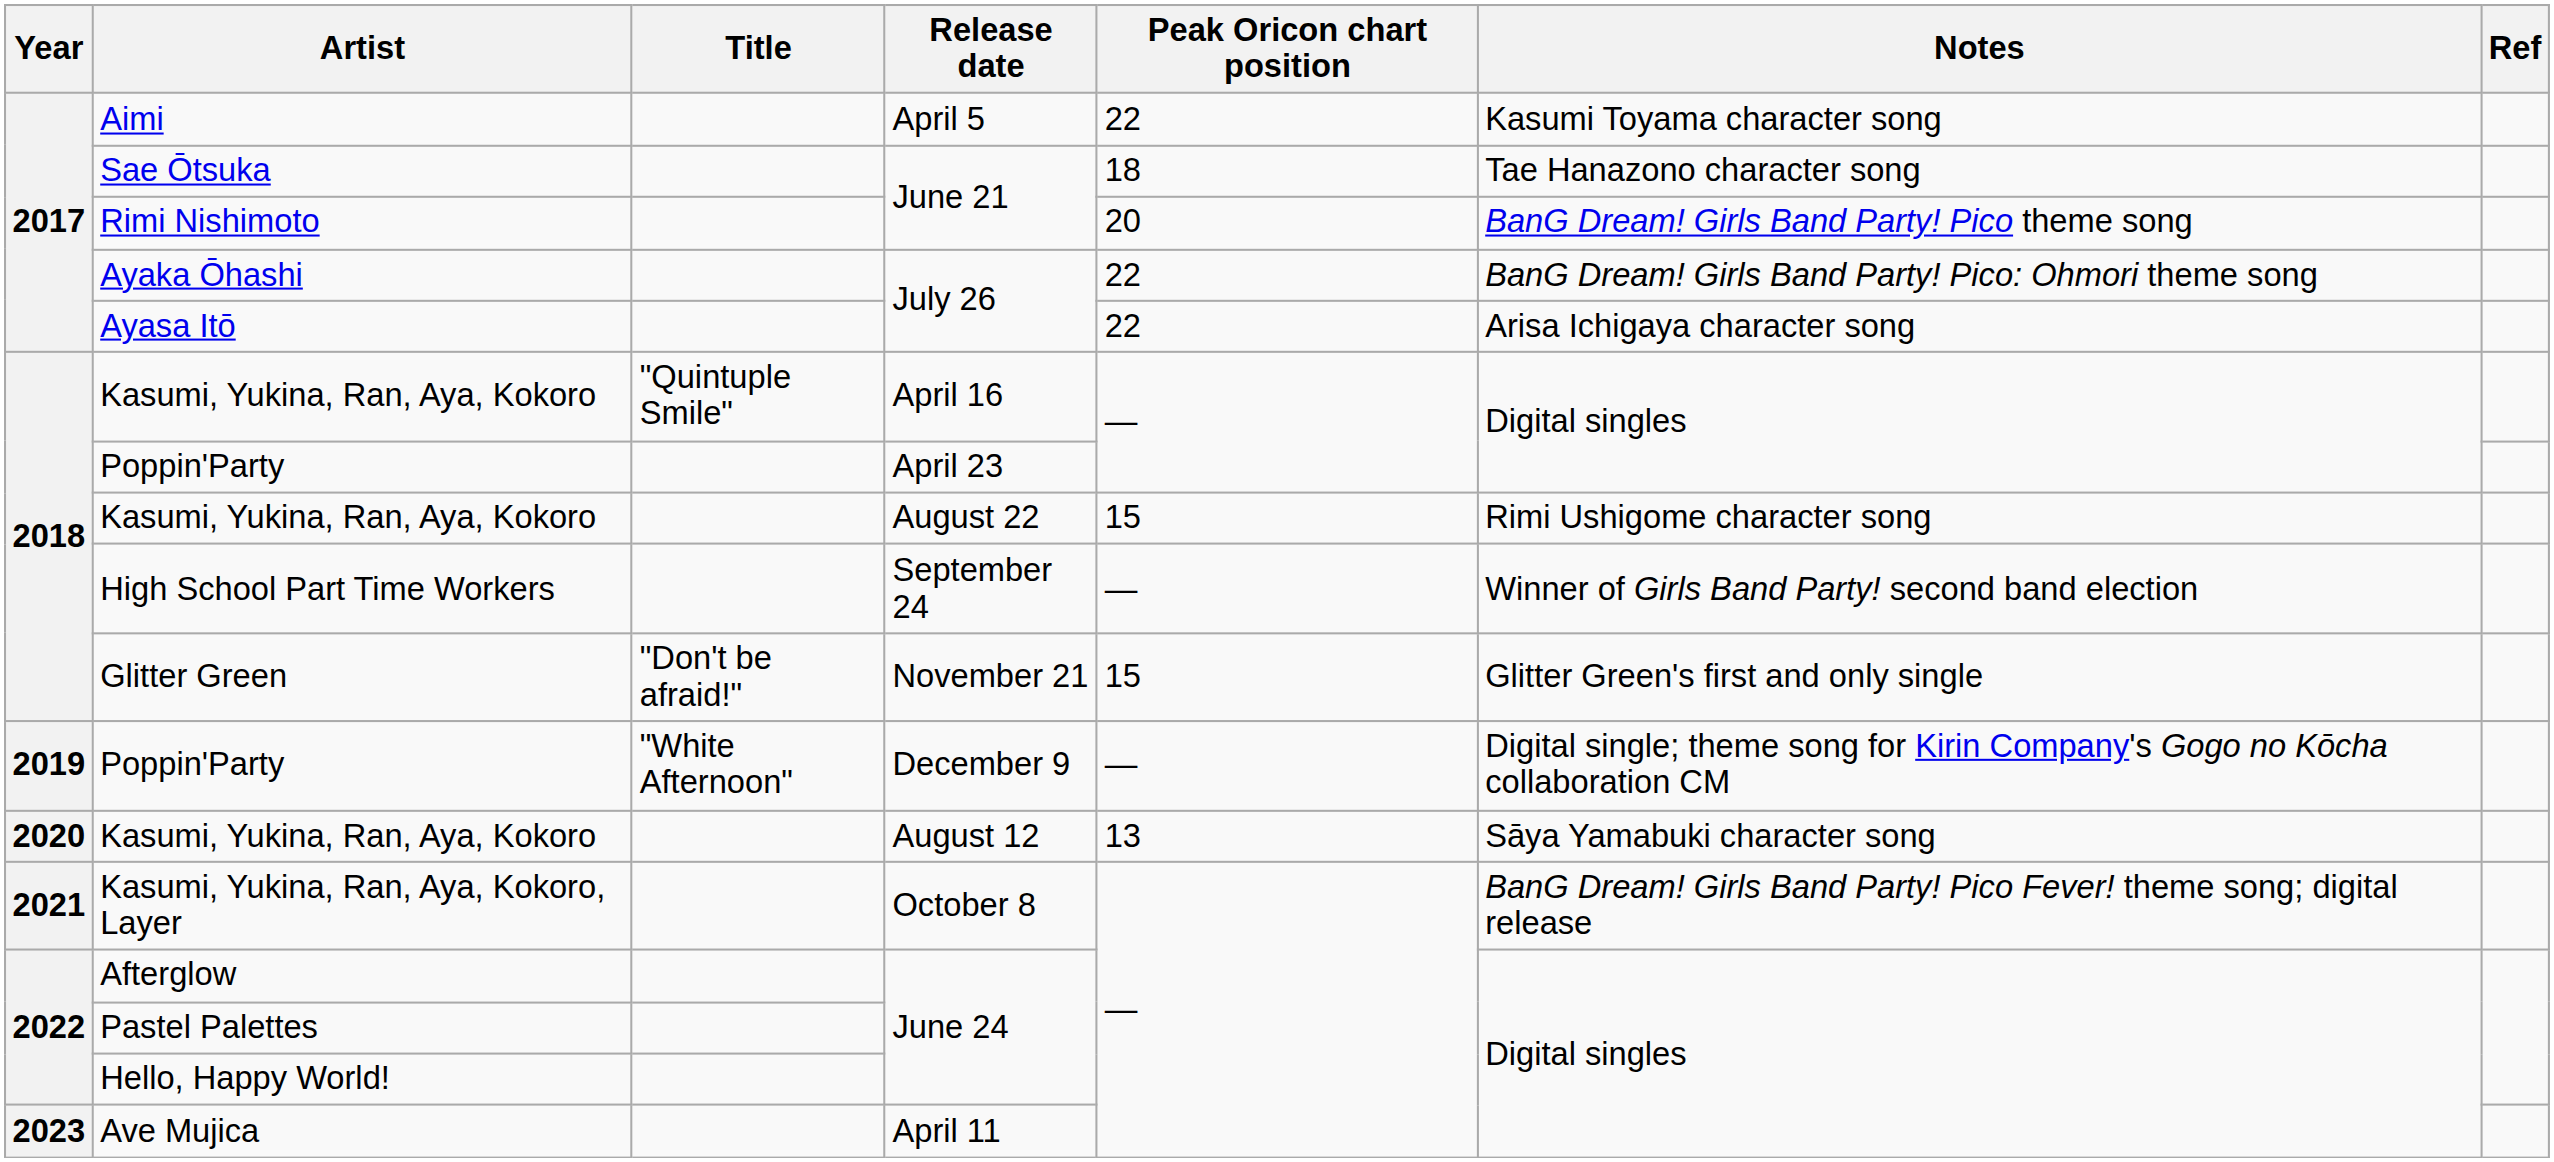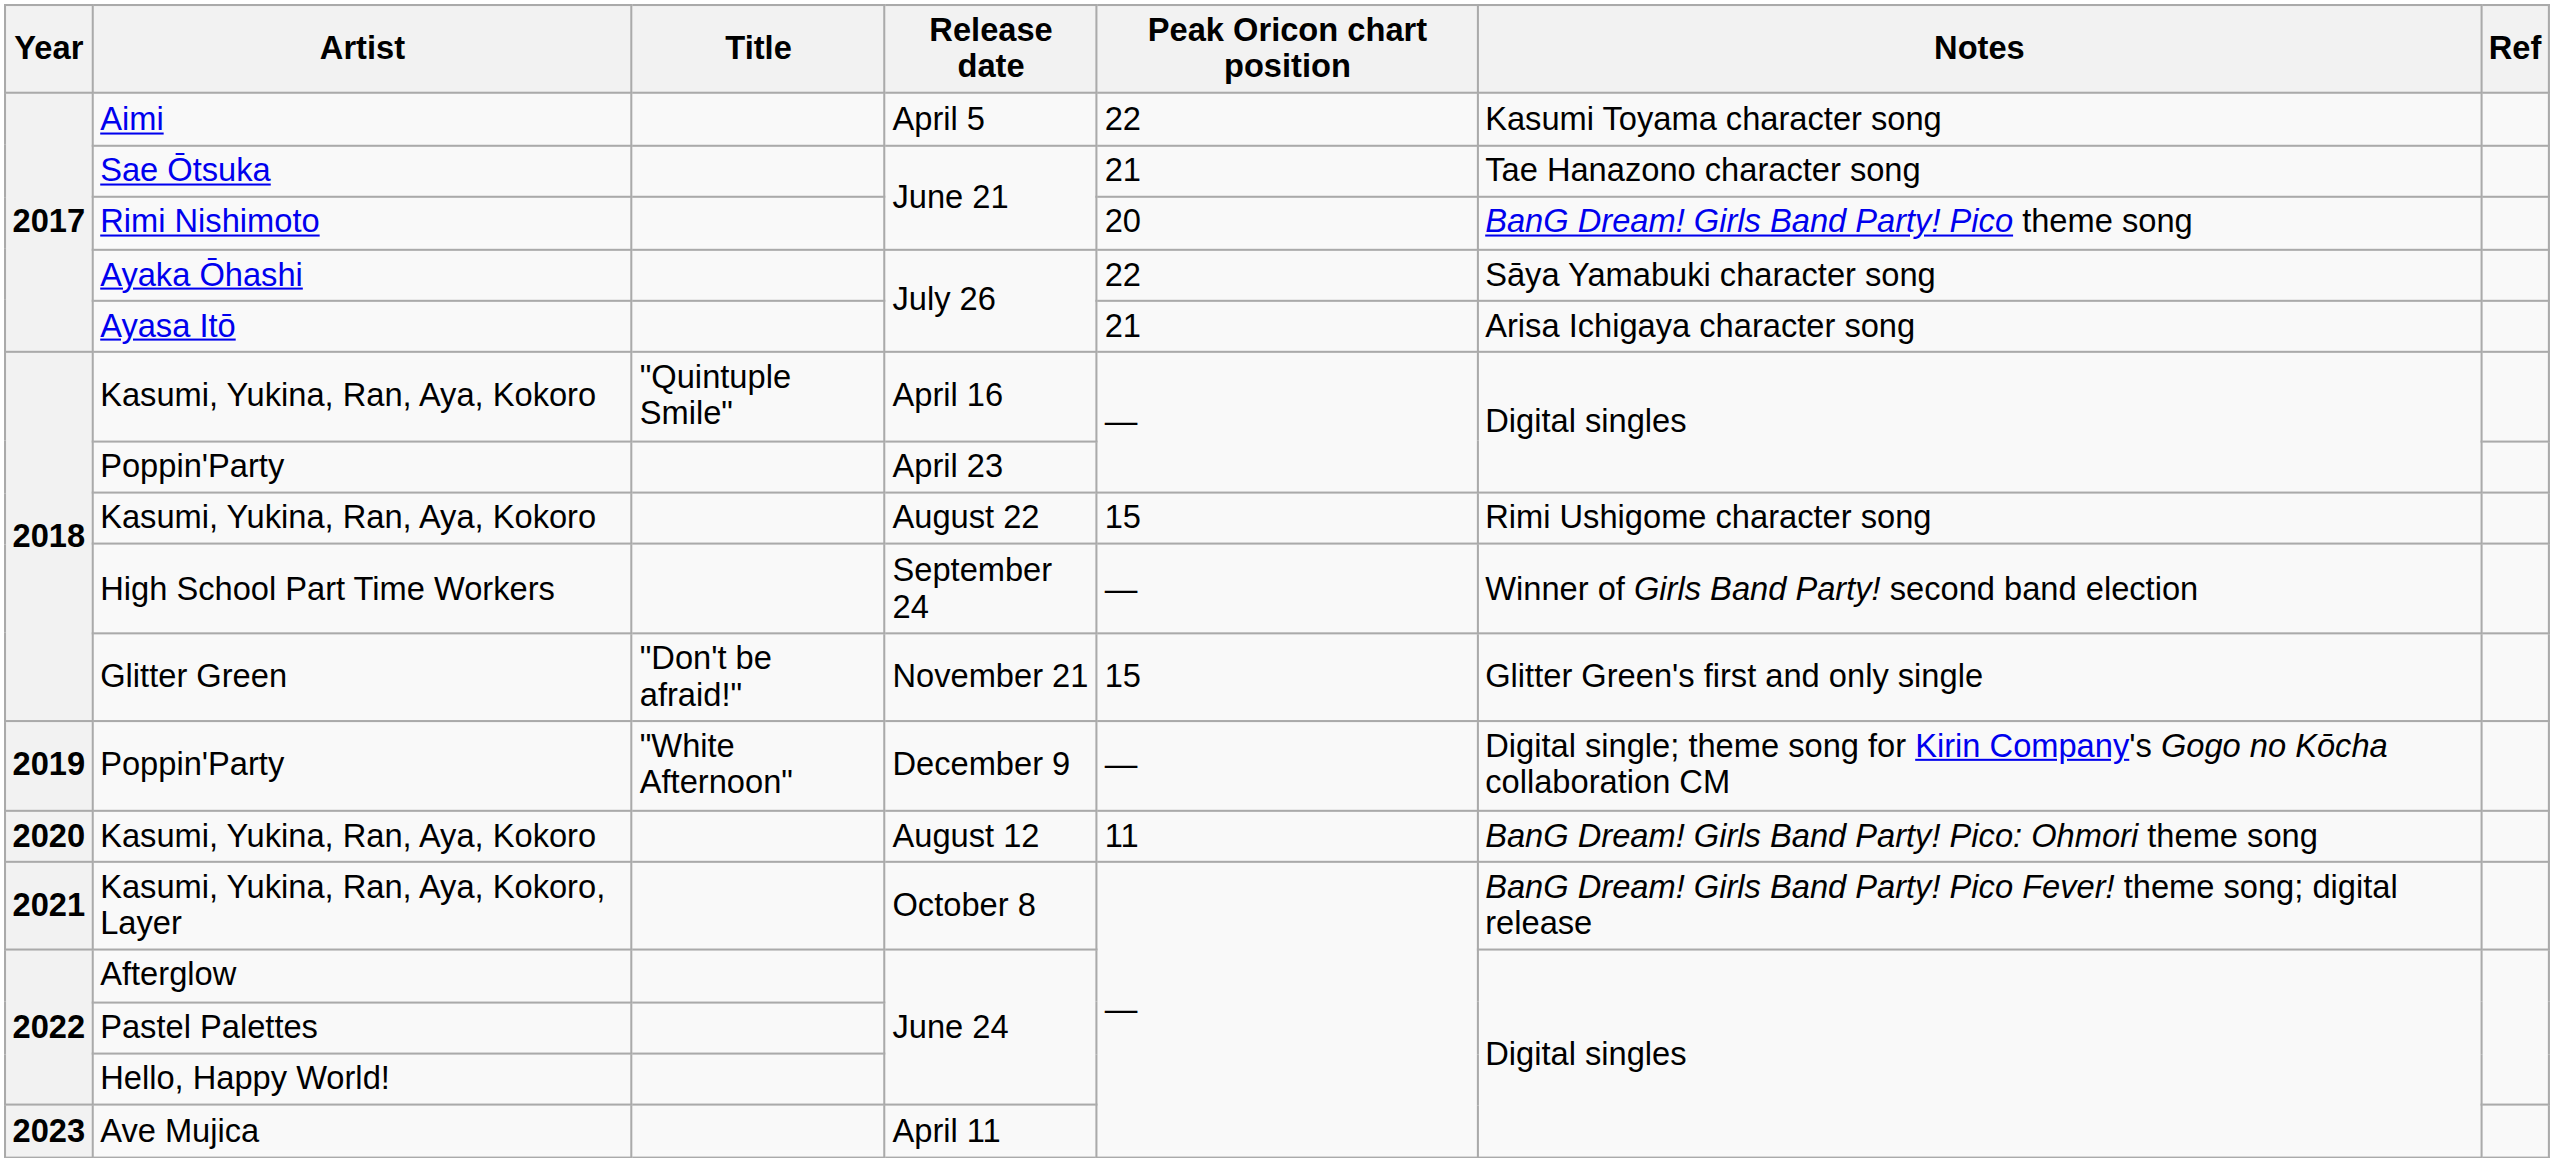(1123, 170) 18 -> (1123, 170) 21
(1902, 274) BanG Dream! Girls Band Party! Pico: Ohmori theme song -> (1710, 274) Sāya Yamabuki character song
(1123, 325) 22 -> (1123, 325) 21
(1123, 835) 13 -> (1122, 835) 11
(1710, 835) Sāya Yamabuki character song -> (1902, 835) BanG Dream! Girls Band Party! Pico: Ohmori theme song
